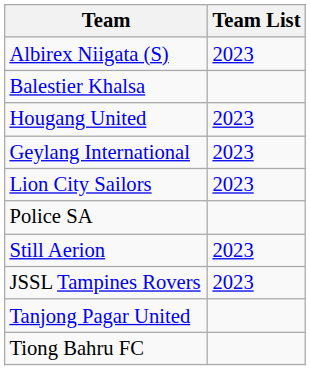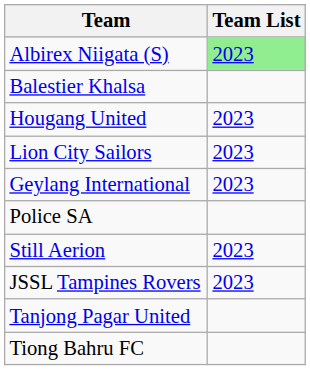(233, 53) no background -> (233, 53) lightgreen background
rows swapped: (100, 151) <-> (81, 184)
